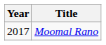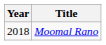(18, 31) 2017 -> (18, 31) 2018
